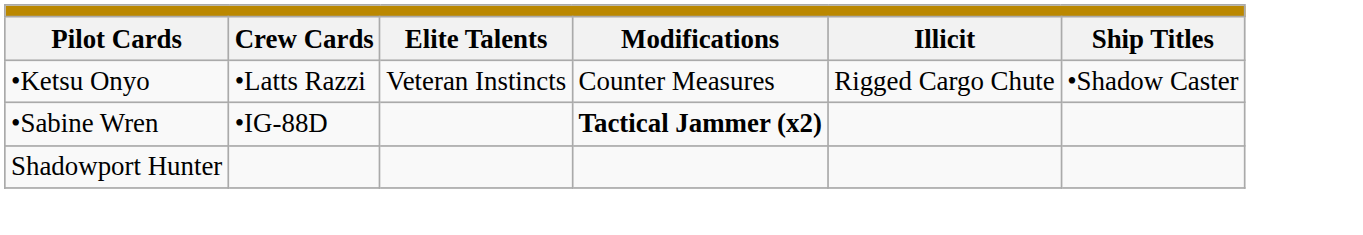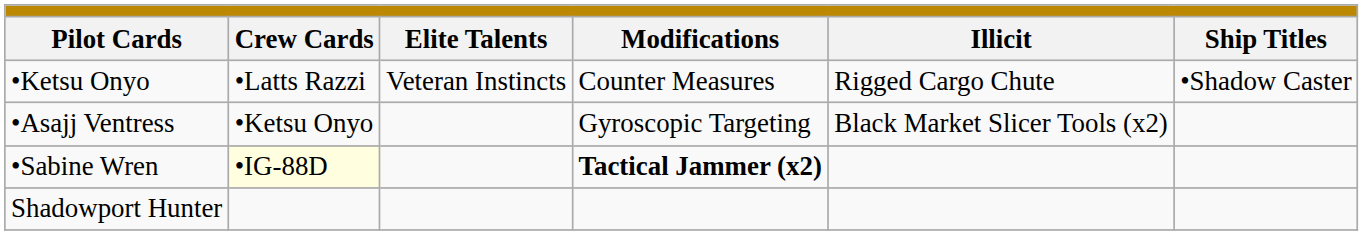+ row: (93, 123)
(281, 123) no background -> (281, 166) lightyellow background
